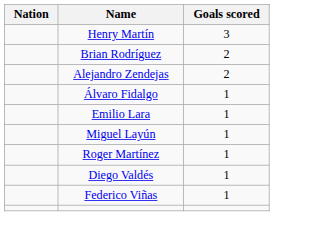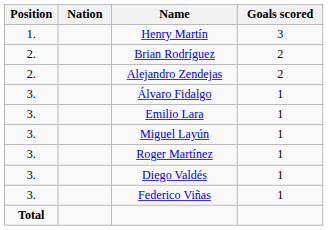+ column: (31, 14)
